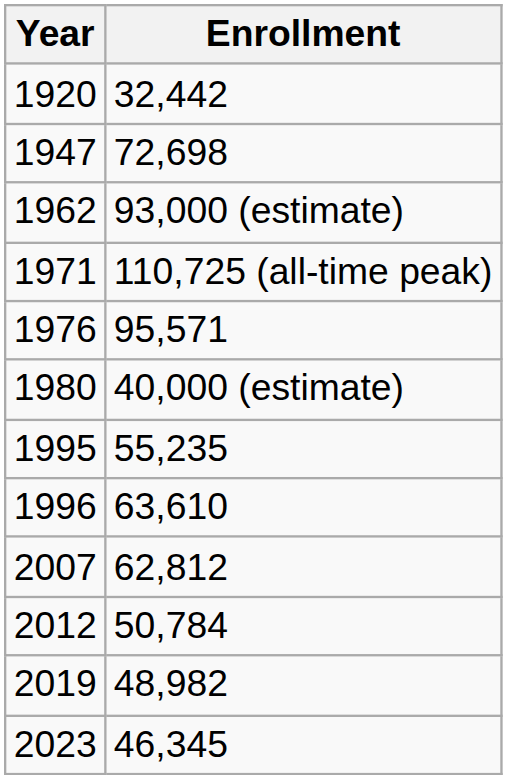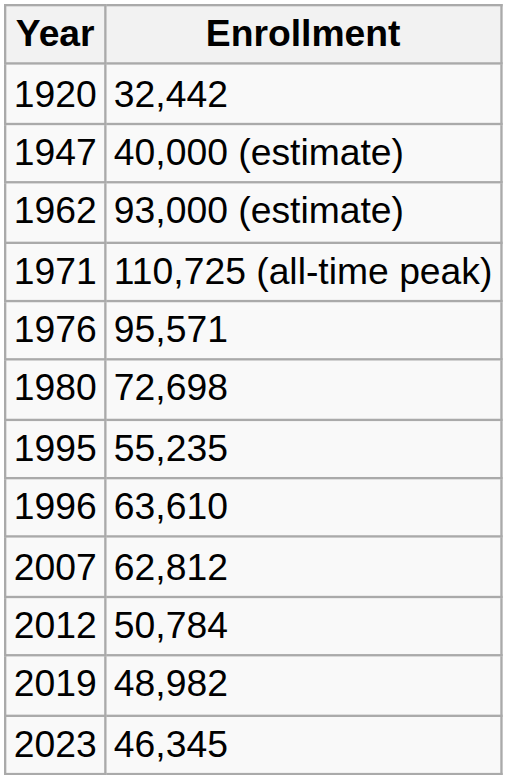(171, 152) 72,698 -> (259, 152) 40,000 (estimate)
(259, 388) 40,000 (estimate) -> (171, 388) 72,698
